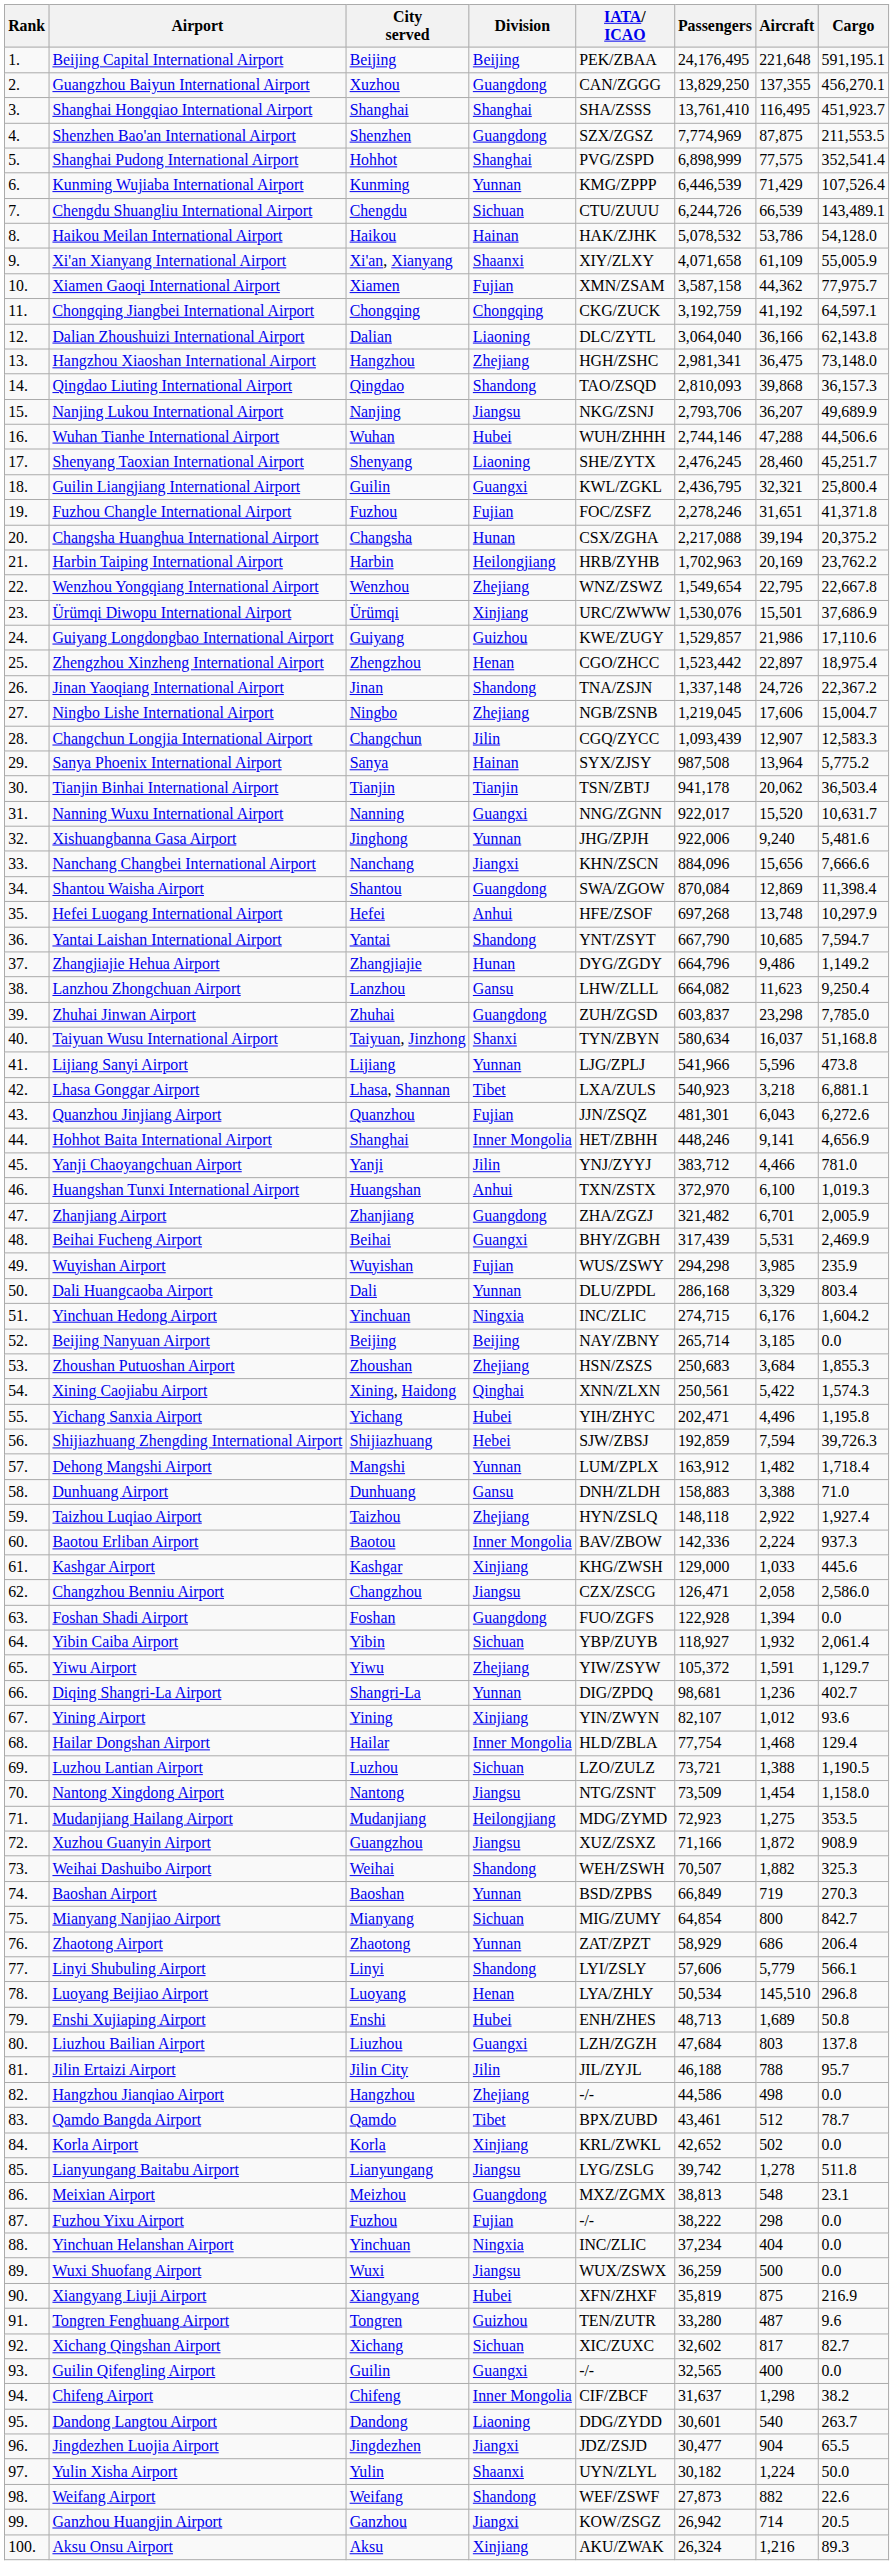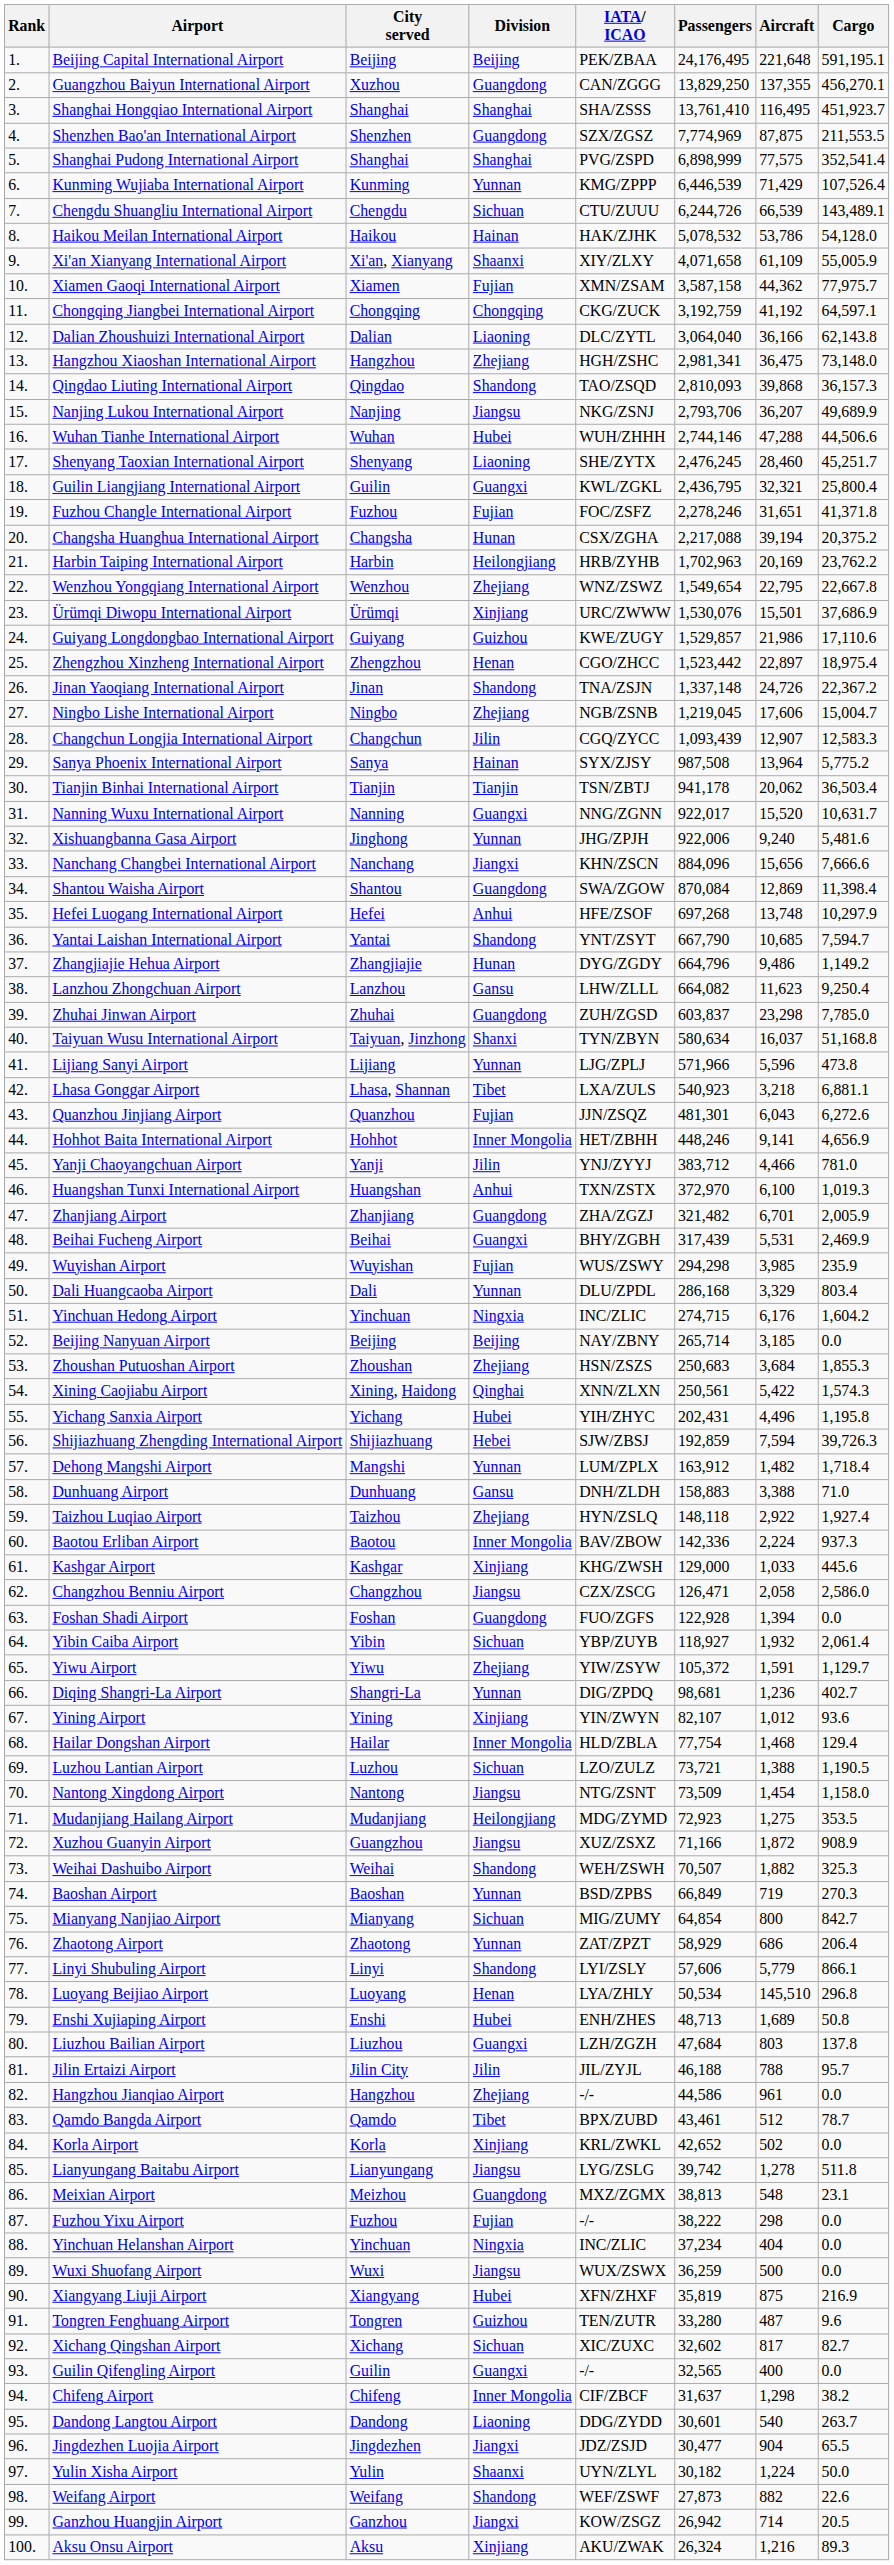(373, 160) Hohhot -> (379, 160) Shanghai
(704, 1064) 541,966 -> (704, 1064) 571,966
(379, 1140) Shanghai -> (373, 1140) Hohhot
(704, 1416) 202,471 -> (704, 1416) 202,431
(839, 1969) 566.1 -> (839, 1969) 866.1
(771, 2094) 498 -> (771, 2094) 961
